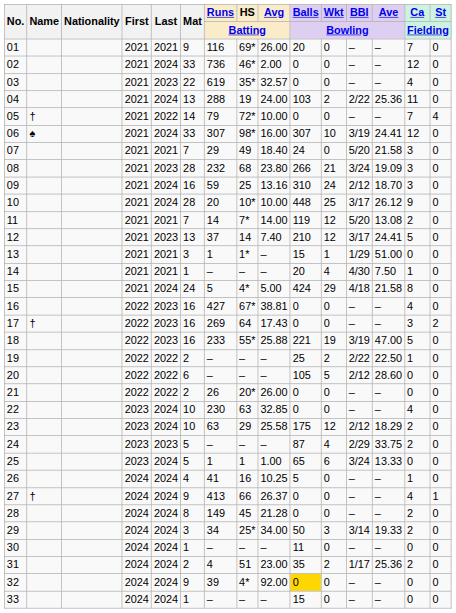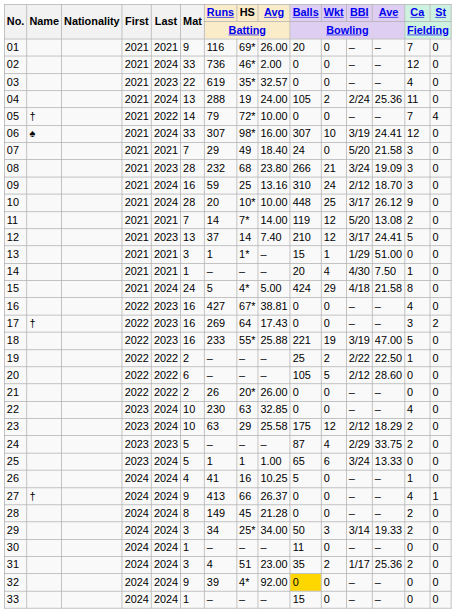(302, 99) 103 -> (302, 99) 105
(359, 99) 2/22 -> (359, 99) 2/24
(186, 565) 2 -> (186, 565) 3
